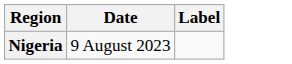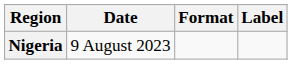+ column: (206, 18)
